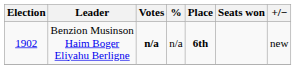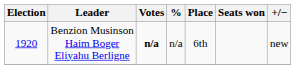(26, 43) 1902 -> (26, 43) 1920
(200, 43) bold -> (200, 43) normal
